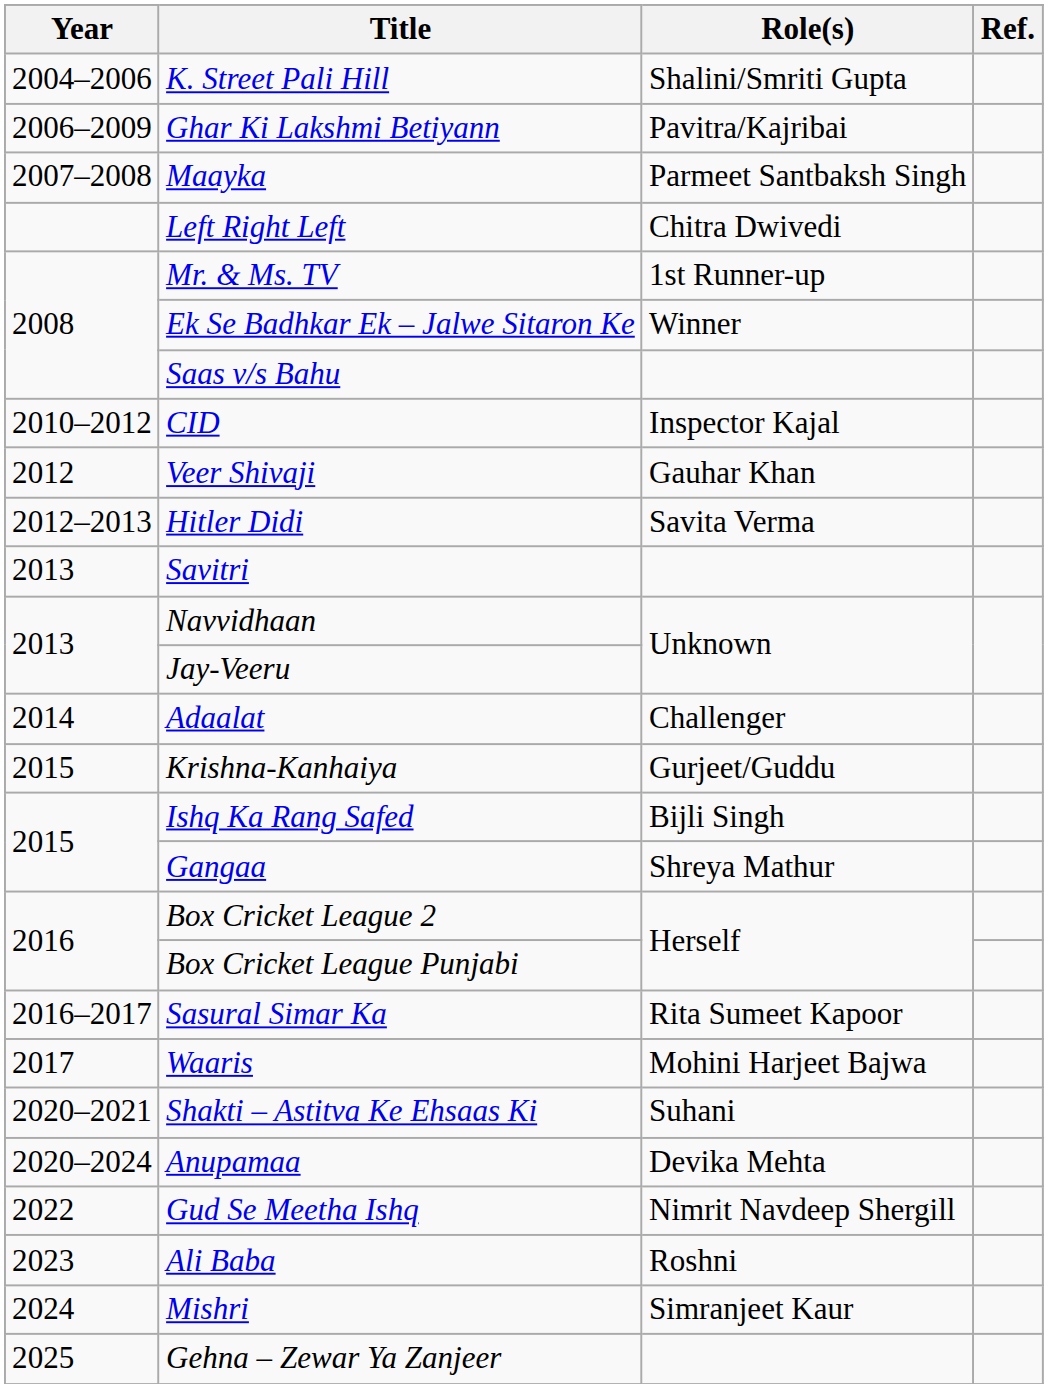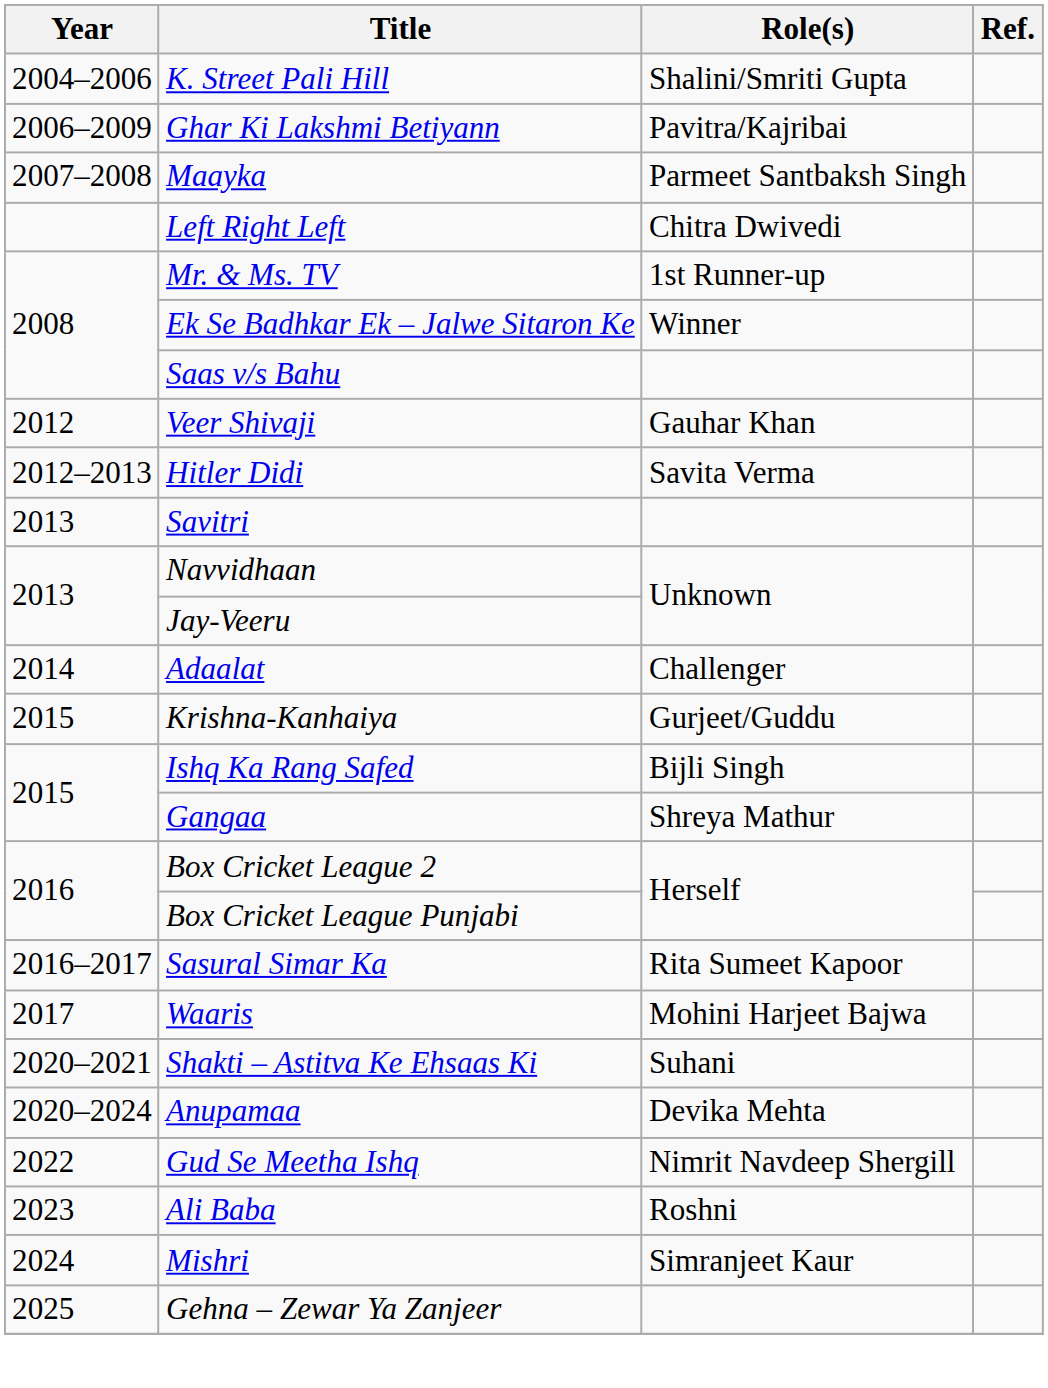- row: (193, 422)
